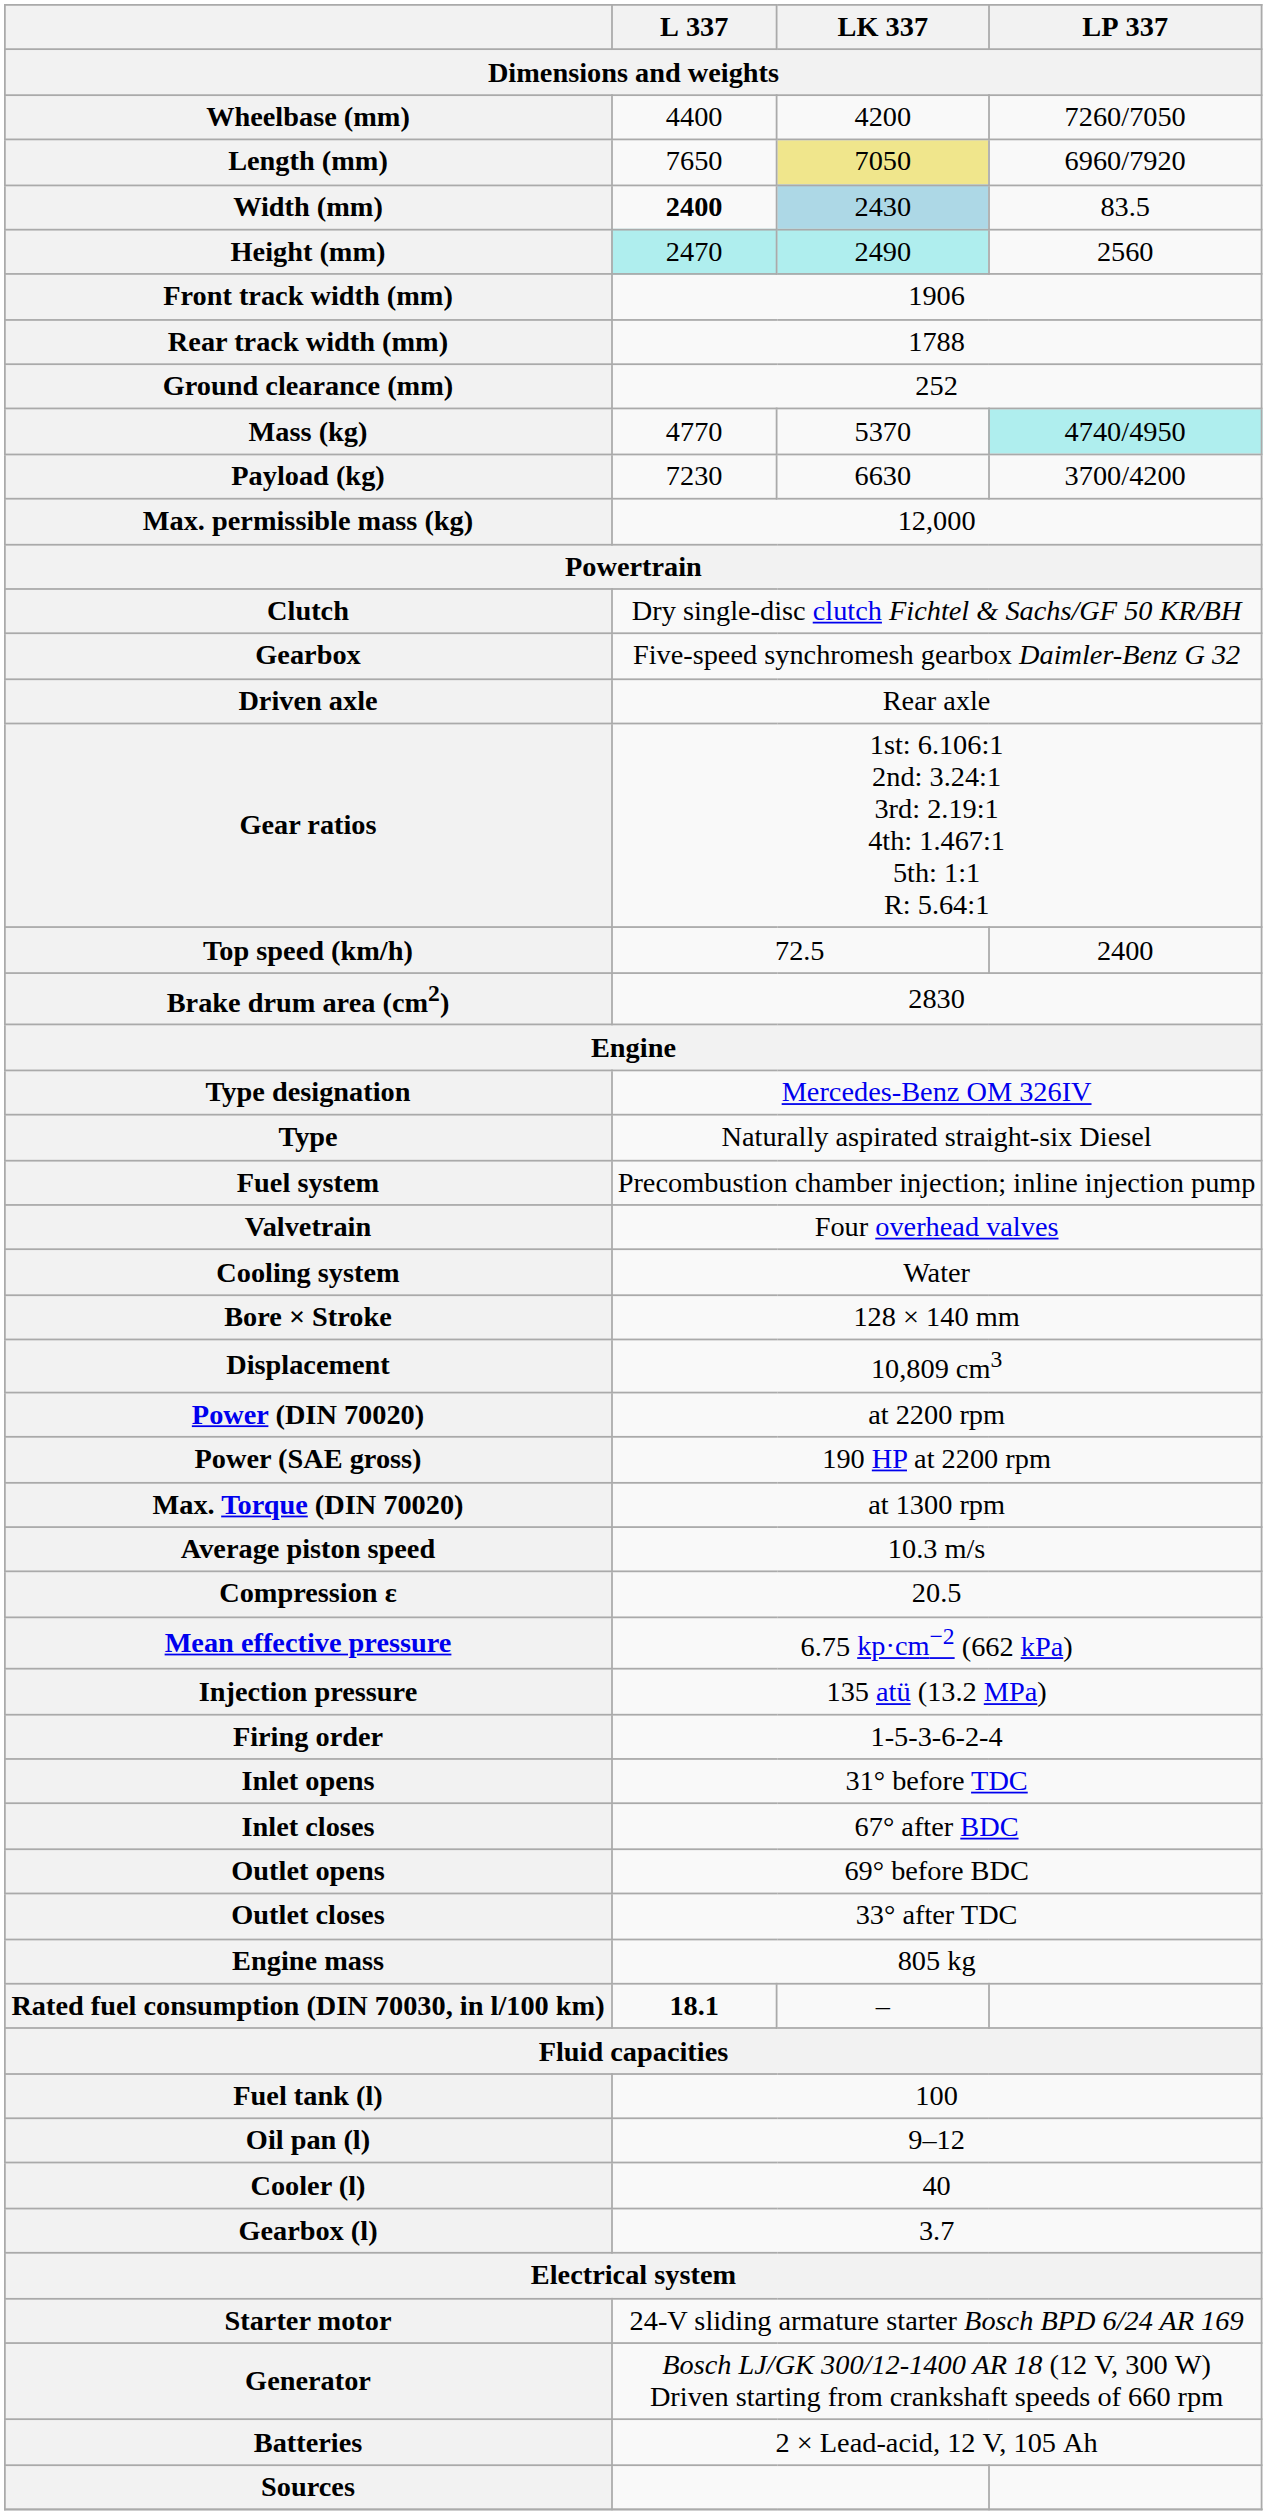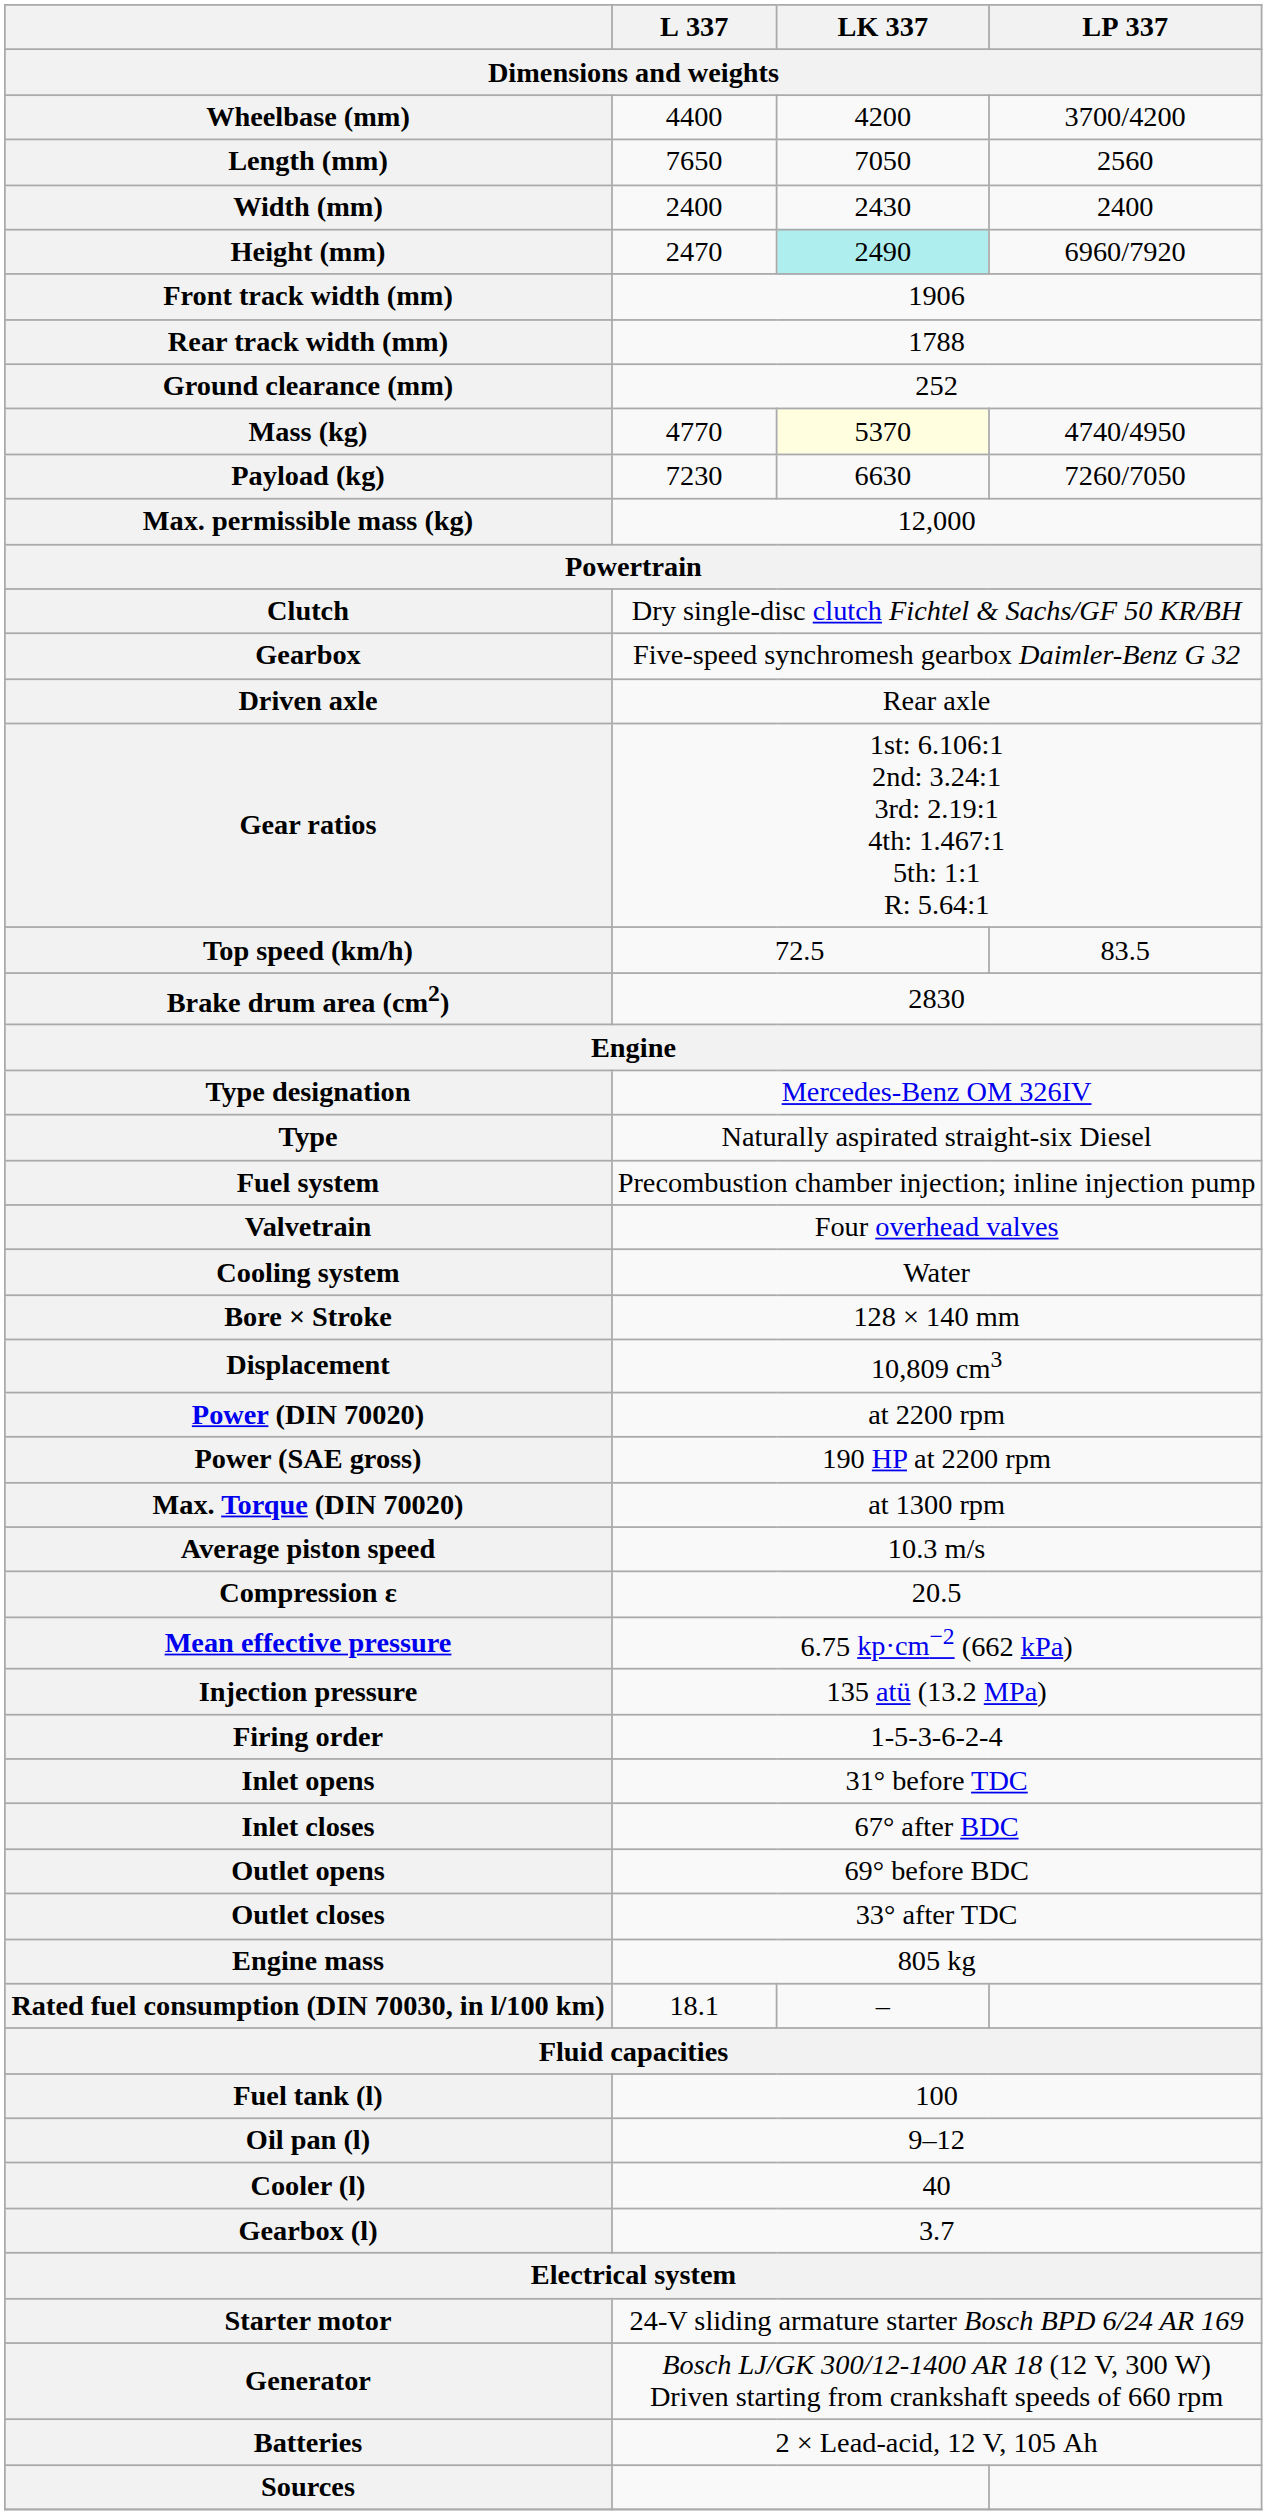(1125, 116) 7260/7050 -> (1125, 116) 3700/4200
(883, 161) khaki background -> (883, 161) no background
(1125, 161) 6960/7920 -> (1125, 161) 2560
(694, 206) bold -> (694, 206) normal
(883, 206) lightblue background -> (883, 206) no background
(1125, 206) 83.5 -> (1125, 206) 2400
(694, 251) paleturquoise background -> (694, 251) no background
(1125, 251) 2560 -> (1125, 251) 6960/7920
(883, 431) no background -> (883, 431) lightyellow background
(1125, 431) paleturquoise background -> (1125, 431) no background
(1125, 476) 3700/4200 -> (1125, 476) 7260/7050
(1125, 949) 2400 -> (1125, 949) 83.5
(694, 2005) bold -> (694, 2005) normal
